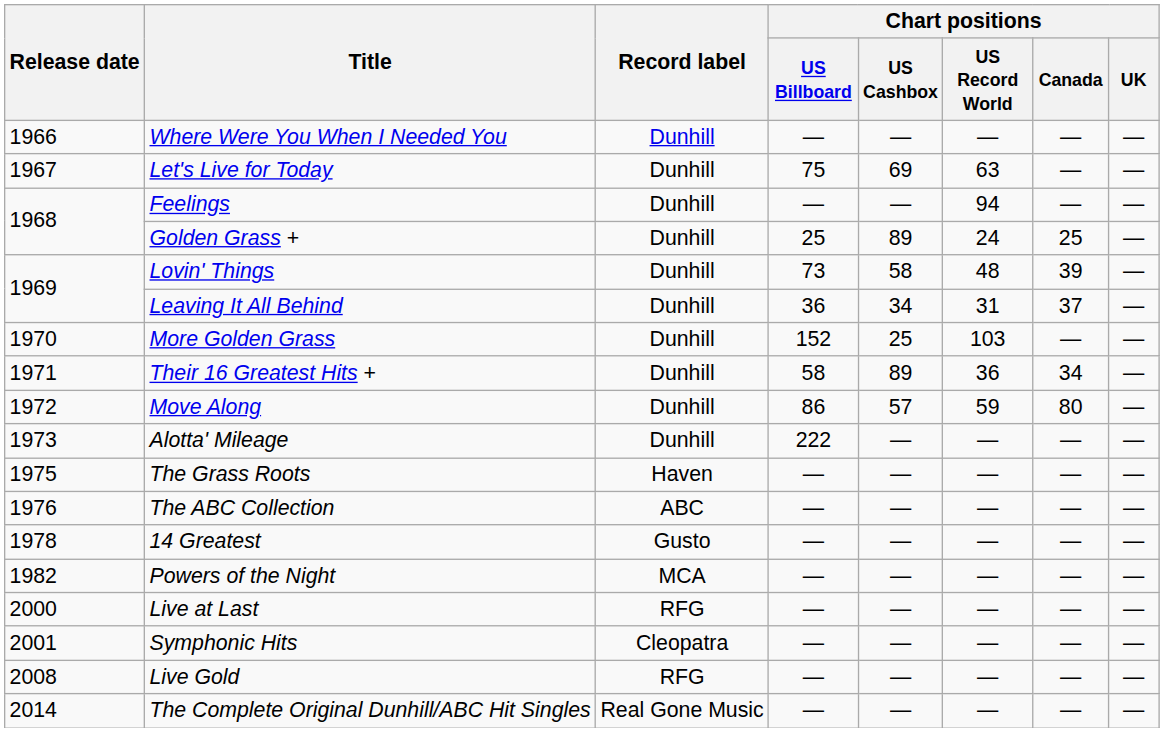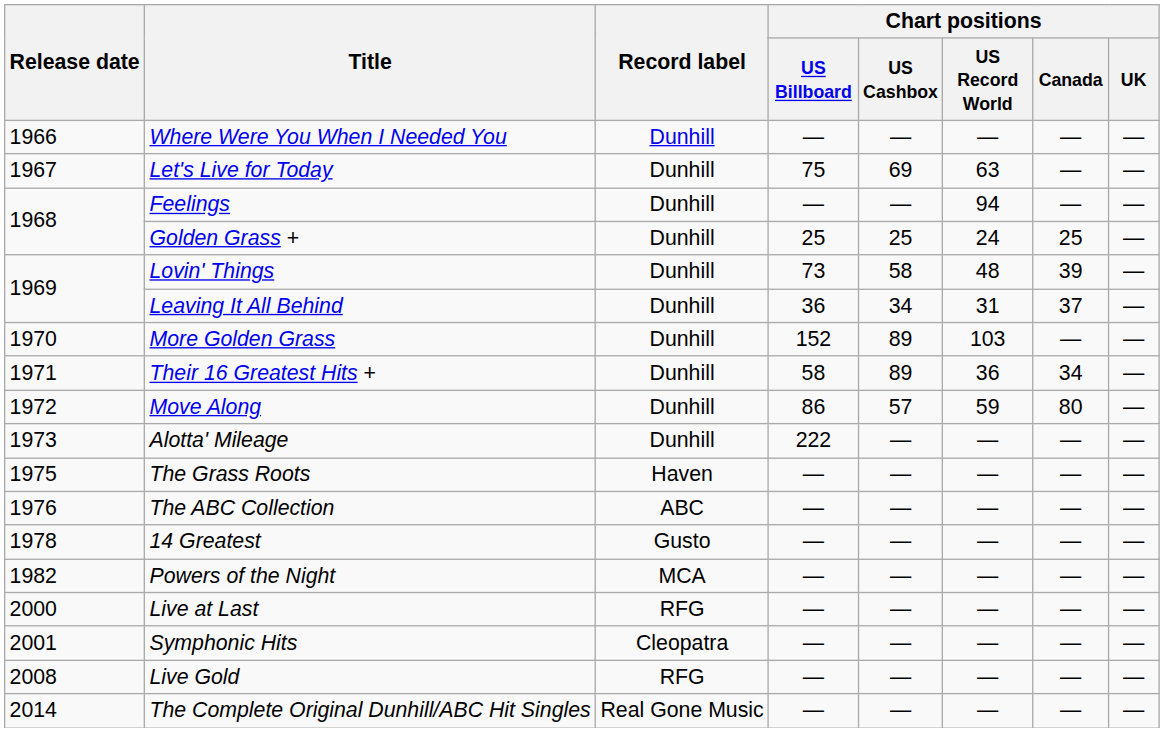(901, 237) 89 -> (901, 237) 25
(901, 339) 25 -> (901, 339) 89
